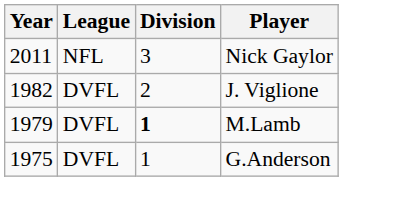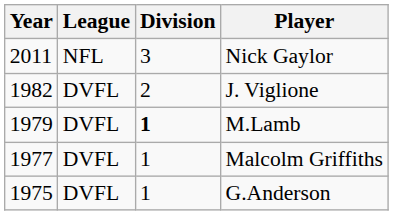+ row: (304, 158)
